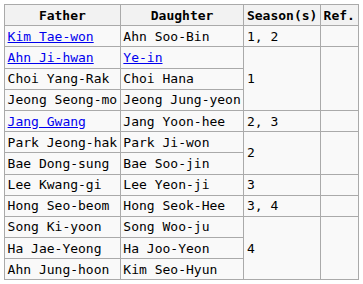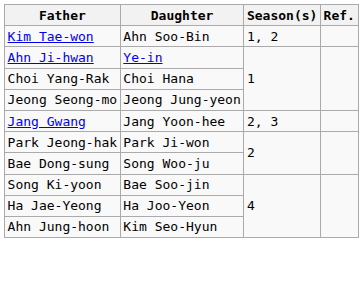(166, 163) Bae Soo-jin -> (166, 163) Song Woo-ju
- row: (55, 185)
- row: (58, 206)
(166, 227) Song Woo-ju -> (166, 185) Bae Soo-jin
